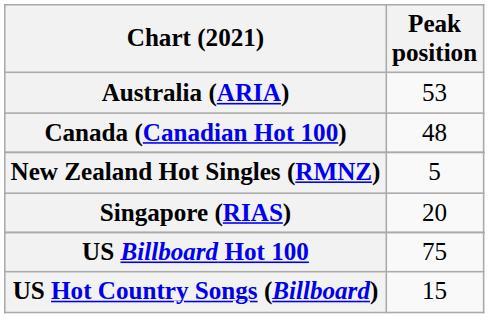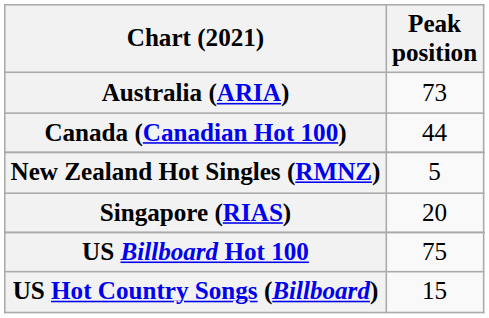(435, 92) 53 -> (435, 92) 73
(435, 132) 48 -> (435, 132) 44
